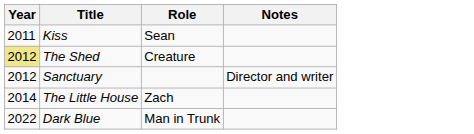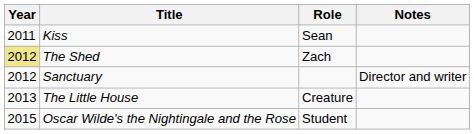(170, 56) Creature -> (317, 56) Zach
(22, 98) 2014 -> (22, 98) 2013
(159, 98) Zach -> (328, 98) Creature
+ row: (169, 118)
- row: (71, 118)
